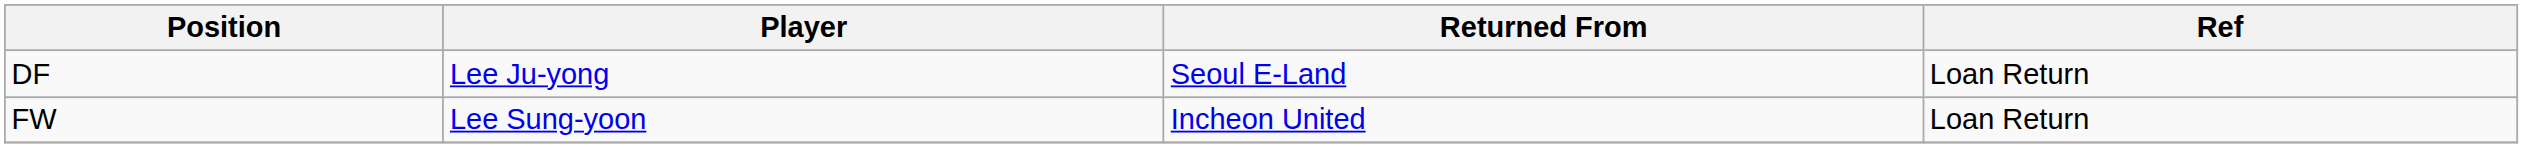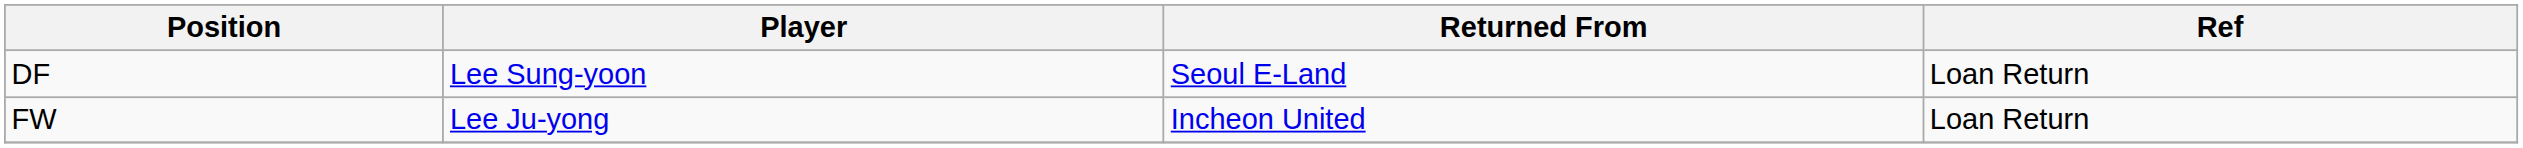(530, 73) Lee Ju-yong -> (548, 73) Lee Sung-yoon
(548, 119) Lee Sung-yoon -> (530, 119) Lee Ju-yong
